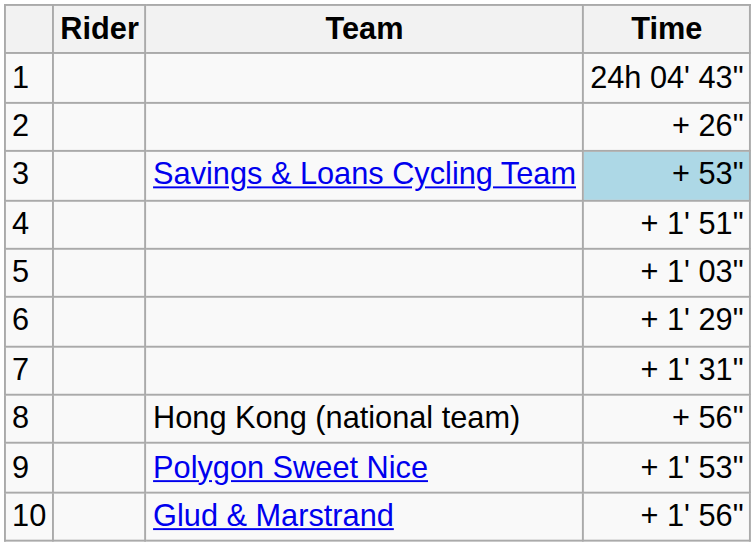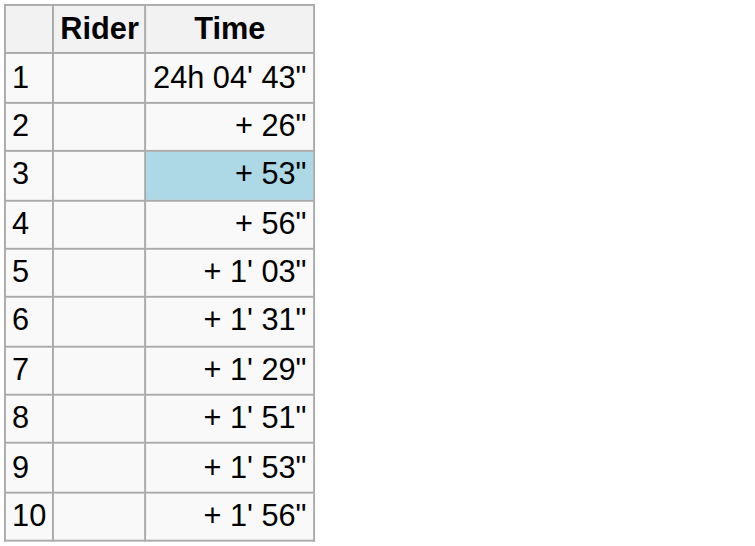- column: (365, 28)
(692, 223) + 1' 51" -> (271, 223) + 56"
(692, 321) + 1' 29" -> (255, 321) + 1' 31"
(692, 369) + 1' 31" -> (255, 369) + 1' 29"
(708, 418) + 56" -> (255, 418) + 1' 51"
